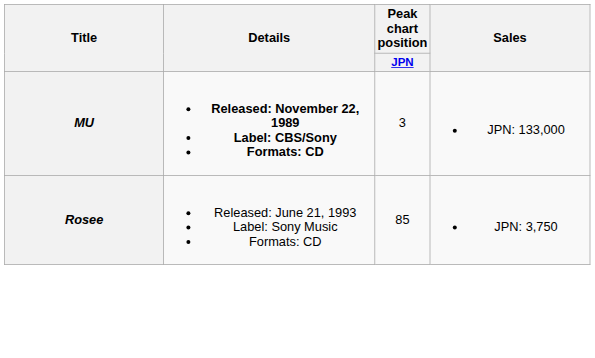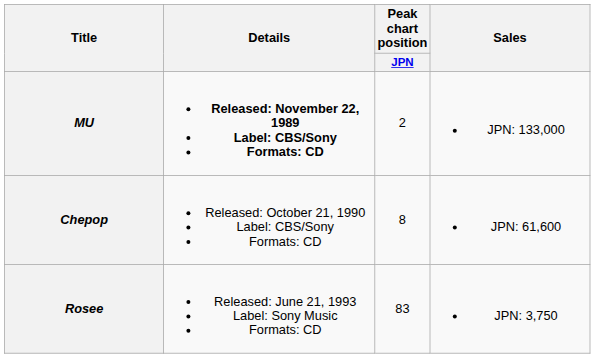(402, 123) 3 -> (402, 123) 2
+ row: (84, 219)
(402, 219) 85 -> (402, 308) 83
